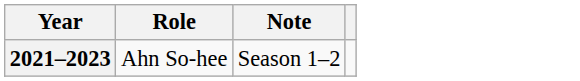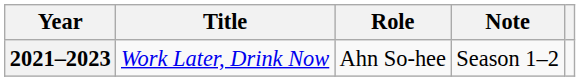+ column: (225, 22)
